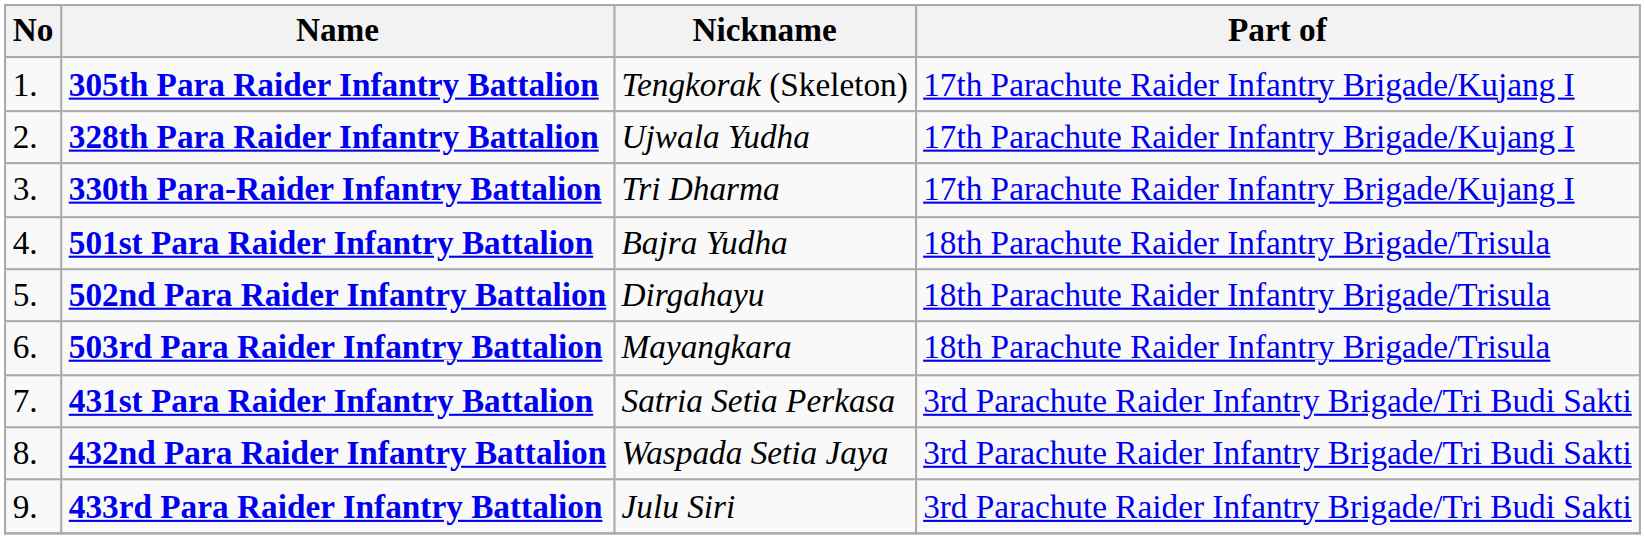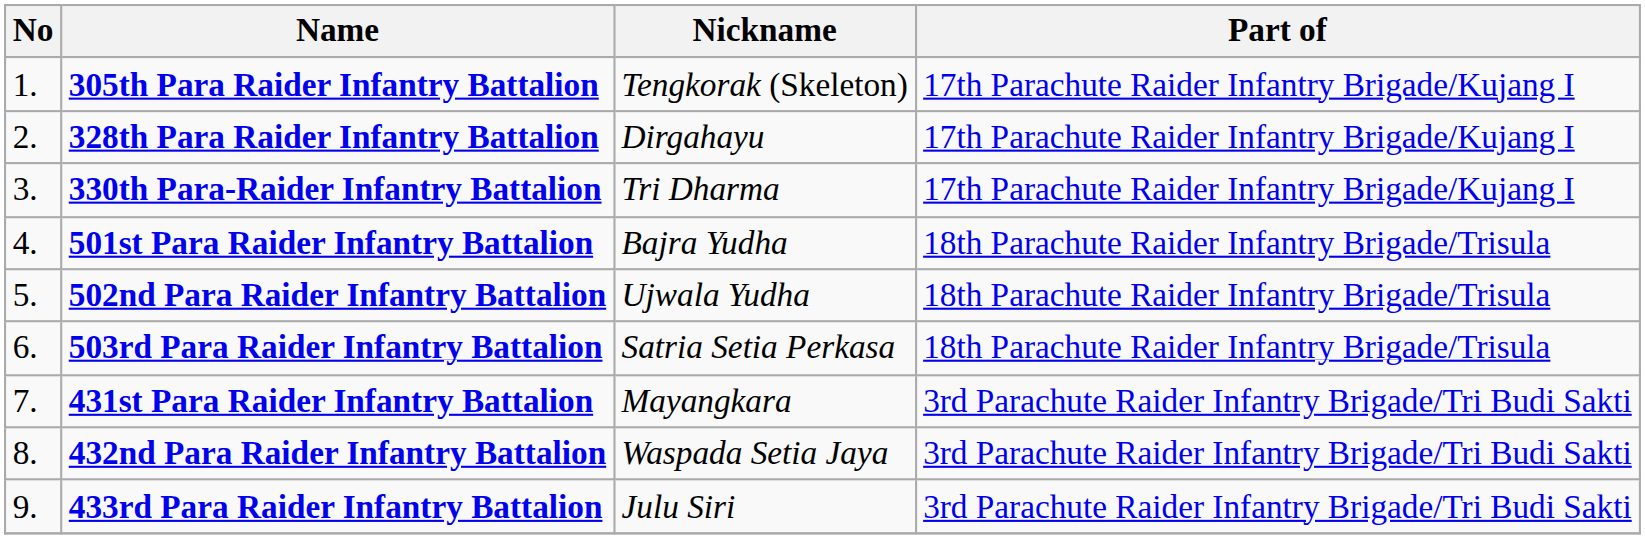(716, 136) Ujwala Yudha -> (693, 136) Dirgahayu
(693, 294) Dirgahayu -> (716, 294) Ujwala Yudha
(707, 347) Mayangkara -> (758, 347) Satria Setia Perkasa
(758, 400) Satria Setia Perkasa -> (707, 400) Mayangkara
